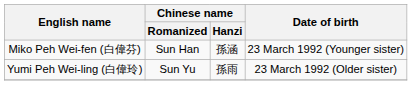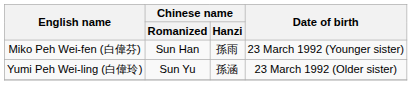(227, 49) 孫涵 -> (227, 49) 孫雨
(227, 69) 孫雨 -> (227, 69) 孫涵
